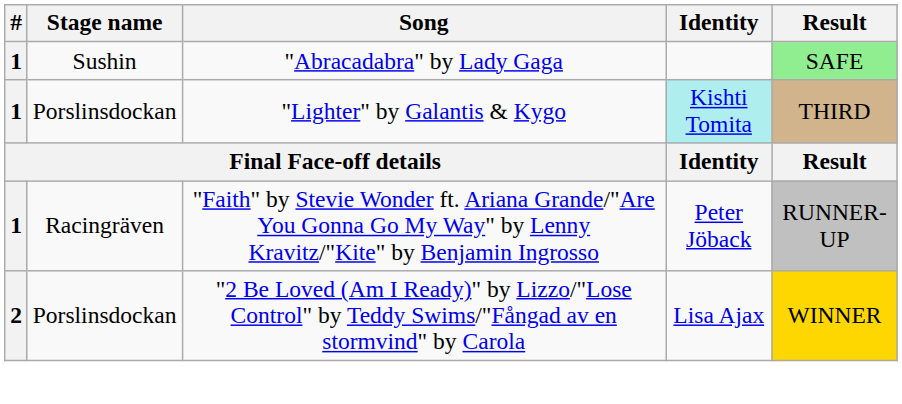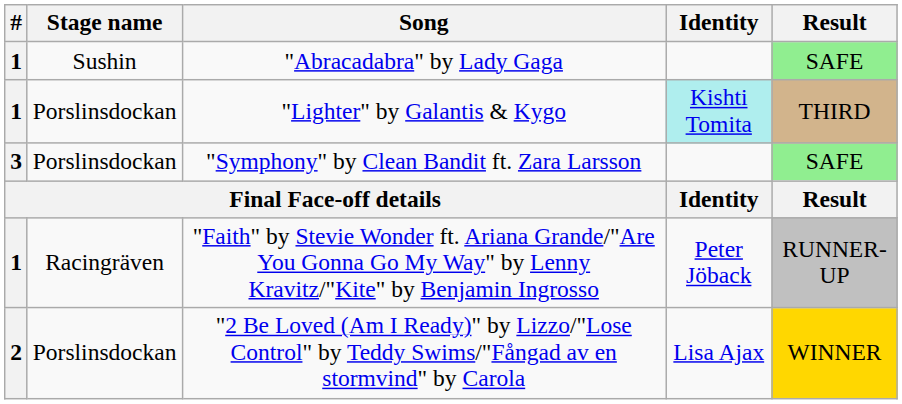+ row: (424, 161)
